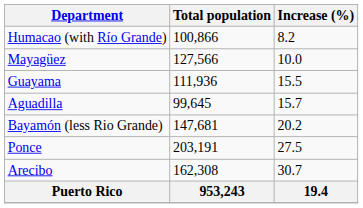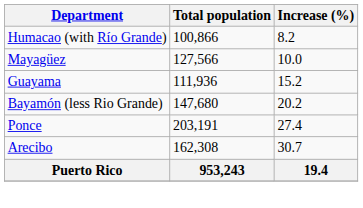(290, 81) 15.5 -> (290, 81) 15.2
- row: (35, 103)
(196, 125) 147,681 -> (196, 103) 147,680
(290, 147) 27.5 -> (290, 125) 27.4
